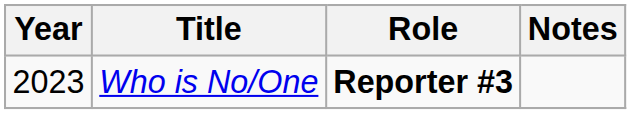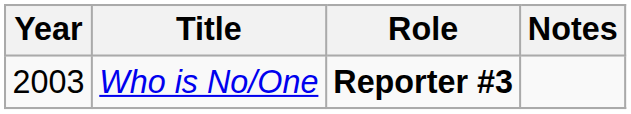(48, 81) 2023 -> (48, 81) 2003
